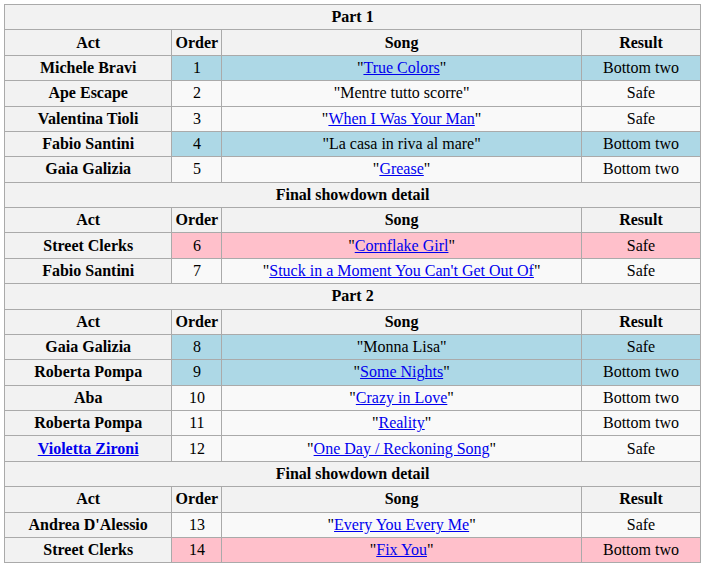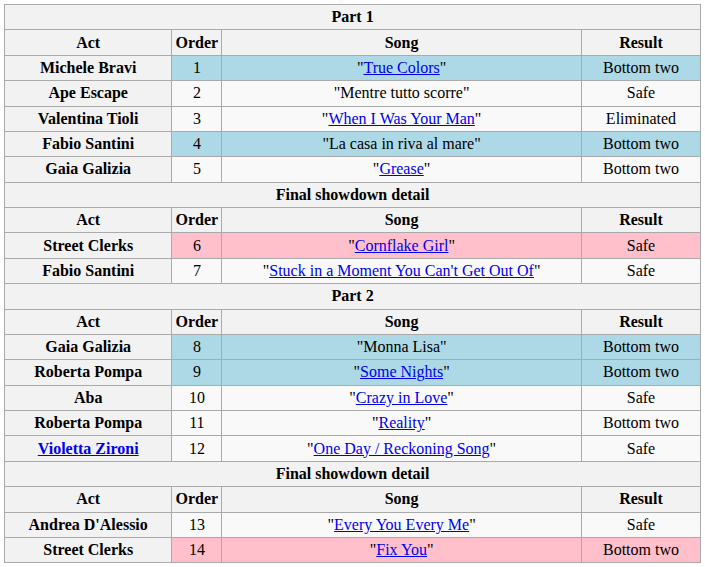(641, 118) Safe -> (641, 118) Eliminated
(641, 347) Safe -> (641, 347) Bottom two
(641, 397) Bottom two -> (641, 397) Safe
